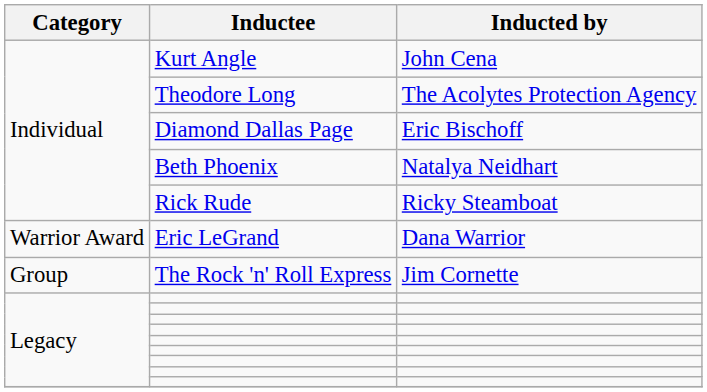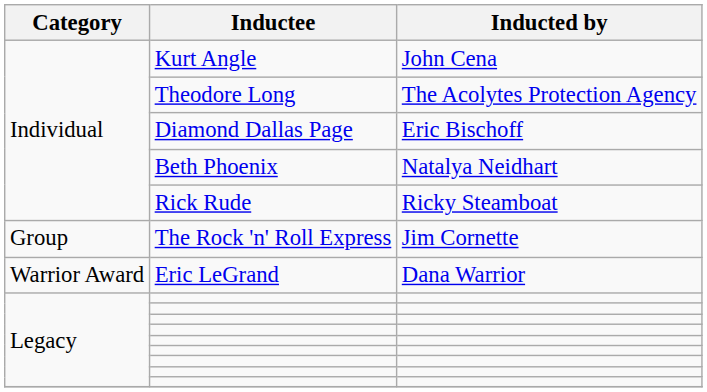rows swapped: (273, 274) <-> (217, 238)
